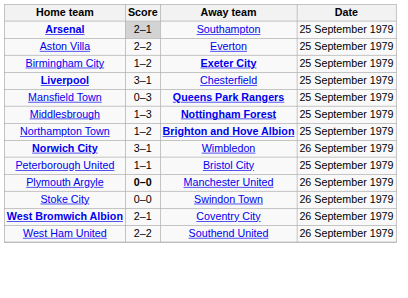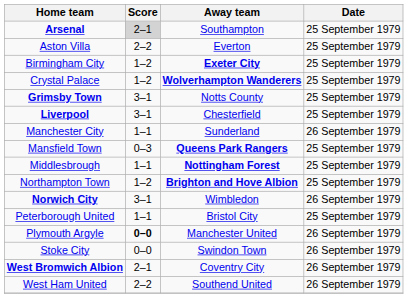+ row: (65, 81)
+ row: (65, 98)
+ row: (65, 132)
(143, 115) 1–3 -> (143, 166) 1–1
